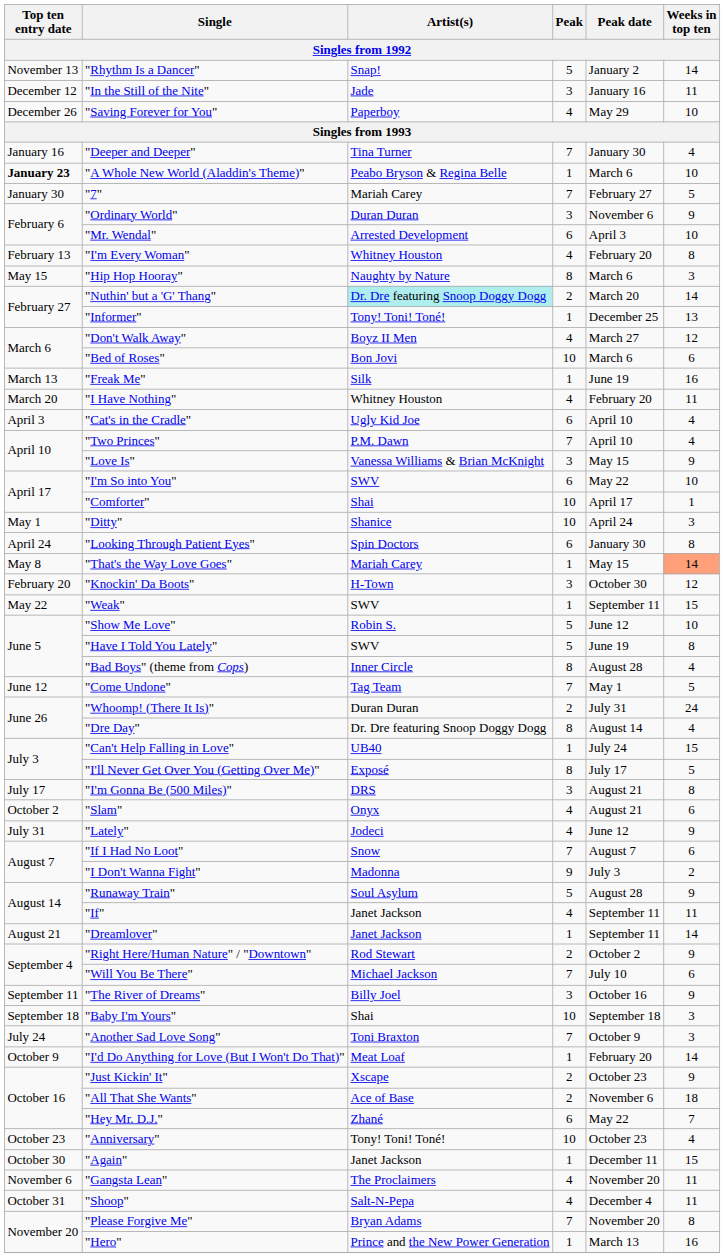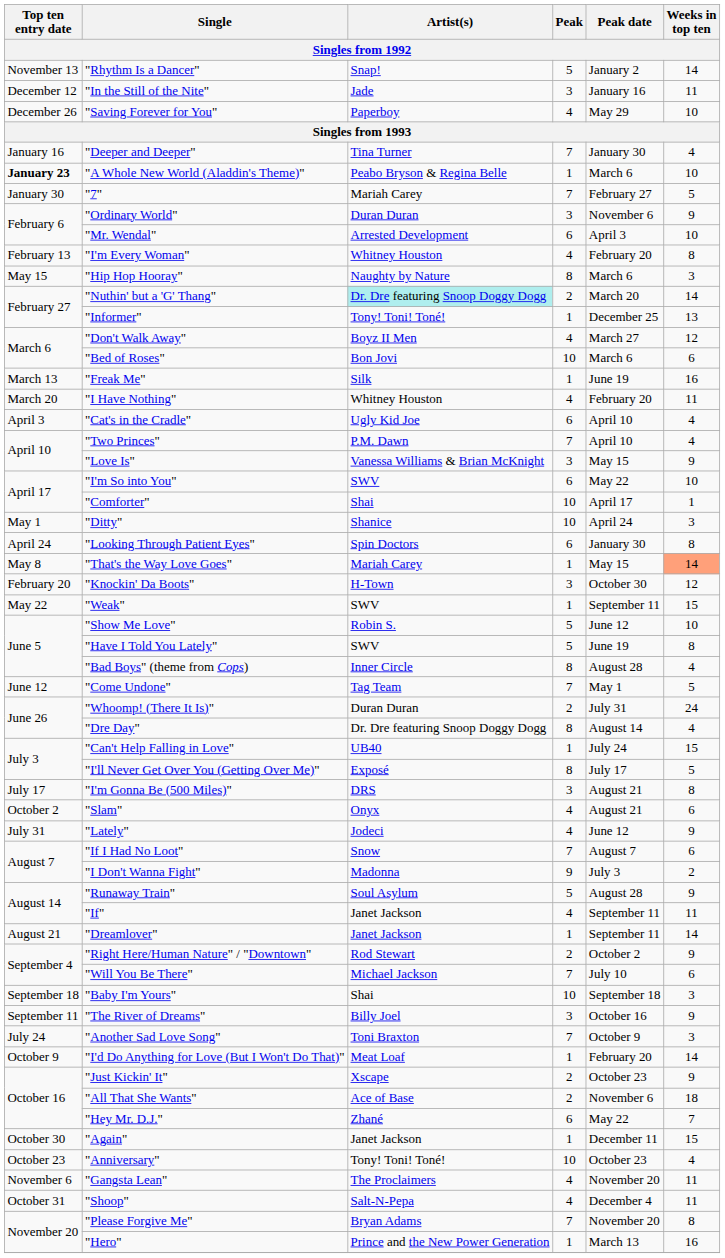rows swapped: (145, 995) <-> (131, 1015)
rows swapped: (122, 1139) <-> (106, 1159)
